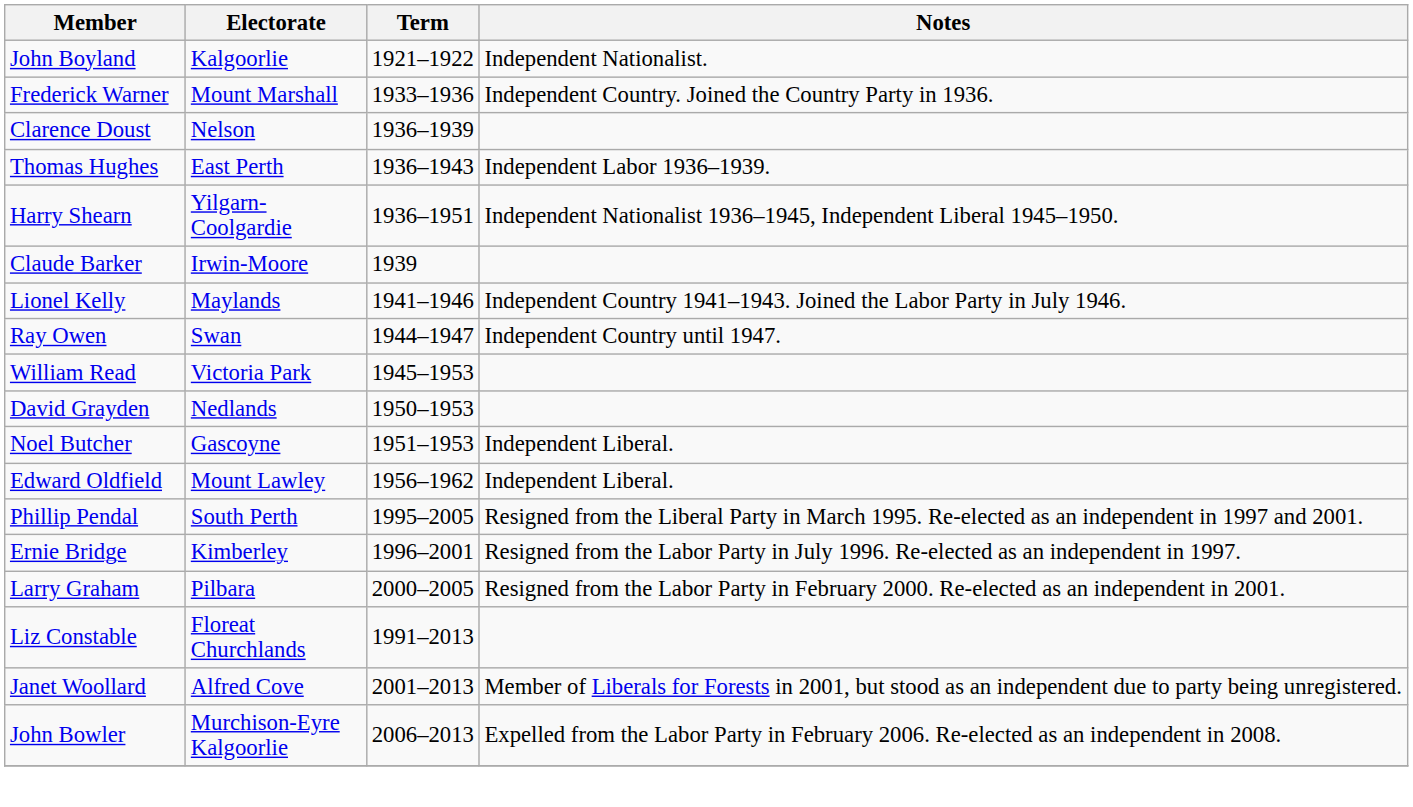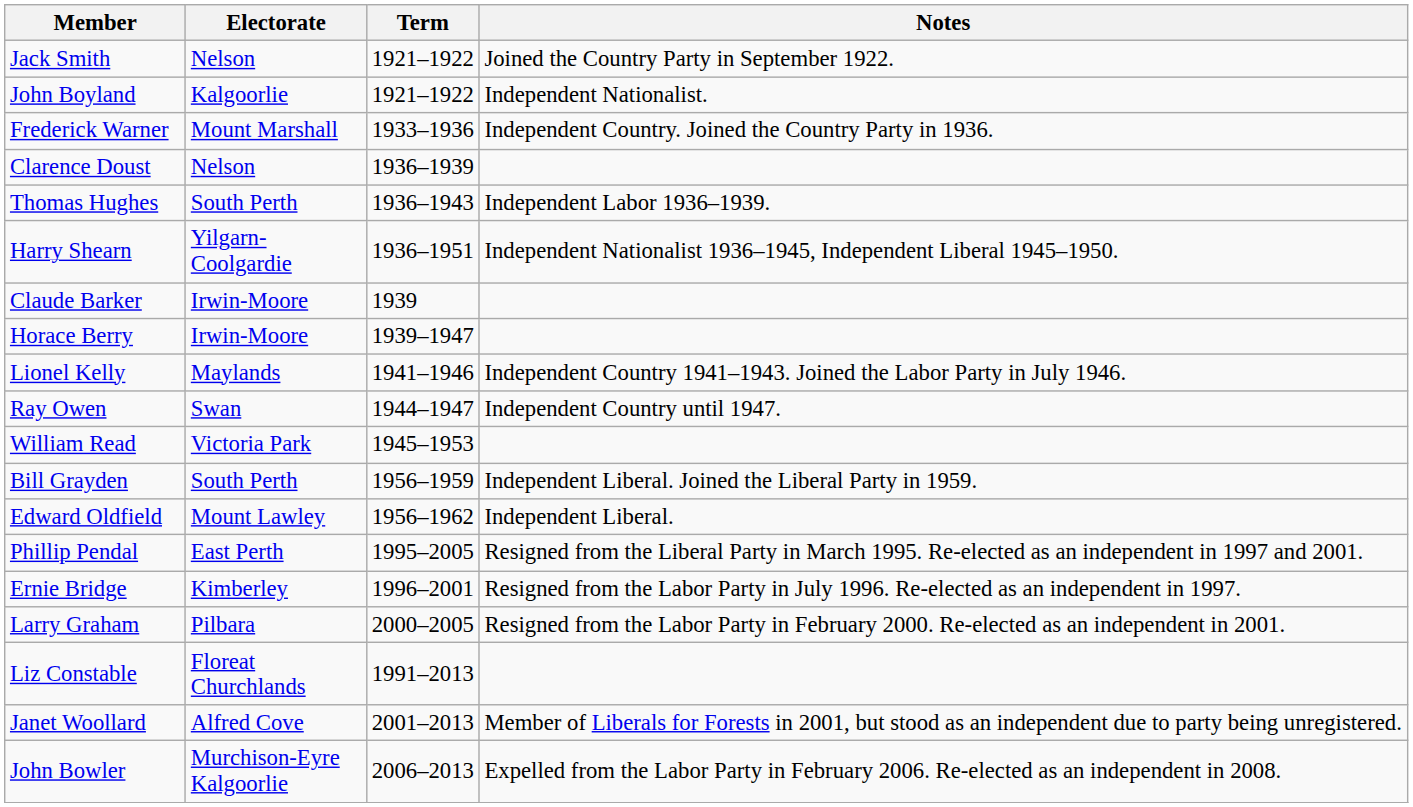+ row: (60, 58)
(237, 166) East Perth -> (244, 202) South Perth
+ row: (71, 336)
- row: (80, 408)
- row: (71, 444)
+ row: (69, 480)
(244, 516) South Perth -> (237, 552) East Perth
